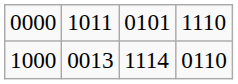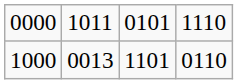(147, 59) 1114 -> (147, 59) 1101
